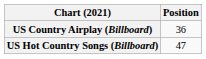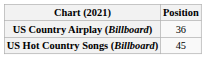(181, 45) 47 -> (181, 45) 45
